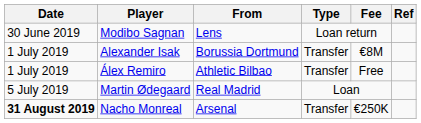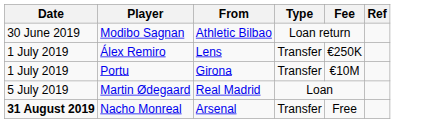(209, 33) Lens -> (234, 33) Athletic Bilbao
- row: (140, 52)
(234, 71) Athletic Bilbao -> (209, 52) Lens
(371, 71) Free -> (345, 52) €250K
+ row: (115, 71)
(371, 109) €250K -> (345, 109) Free
